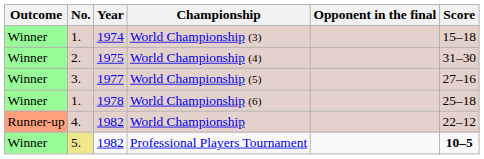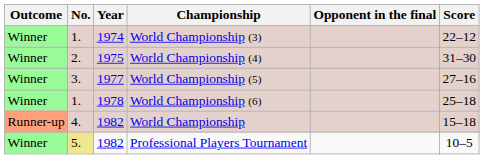(459, 36) 15–18 -> (459, 36) 22–12
(459, 121) 22–12 -> (459, 121) 15–18
(459, 143) bold -> (459, 143) normal
